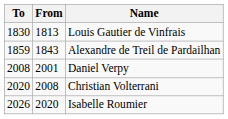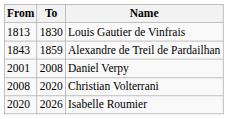columns swapped: (49, 13) <-> (19, 13)
